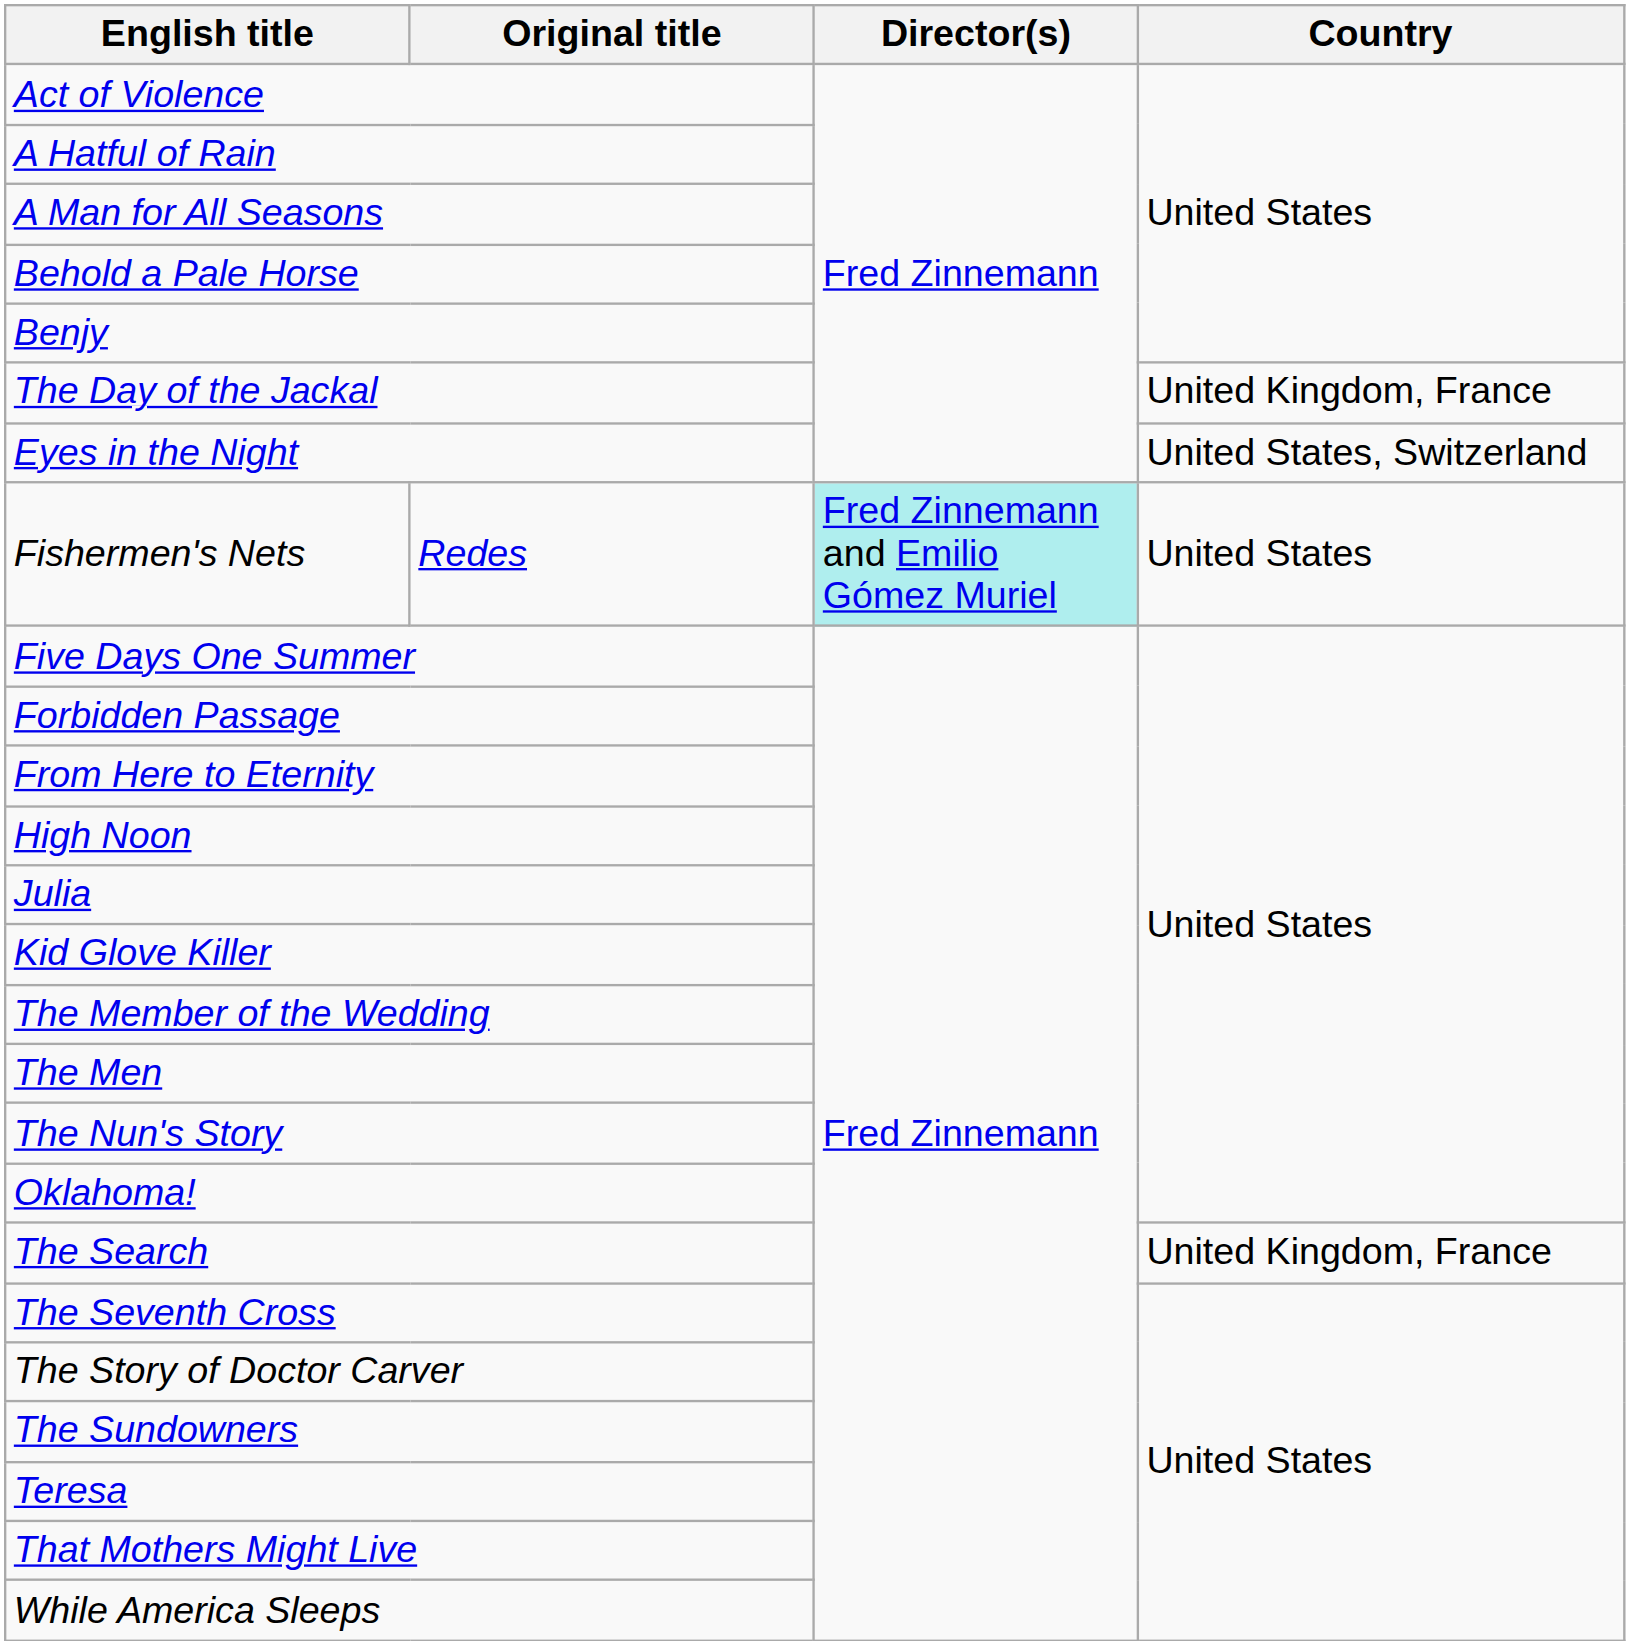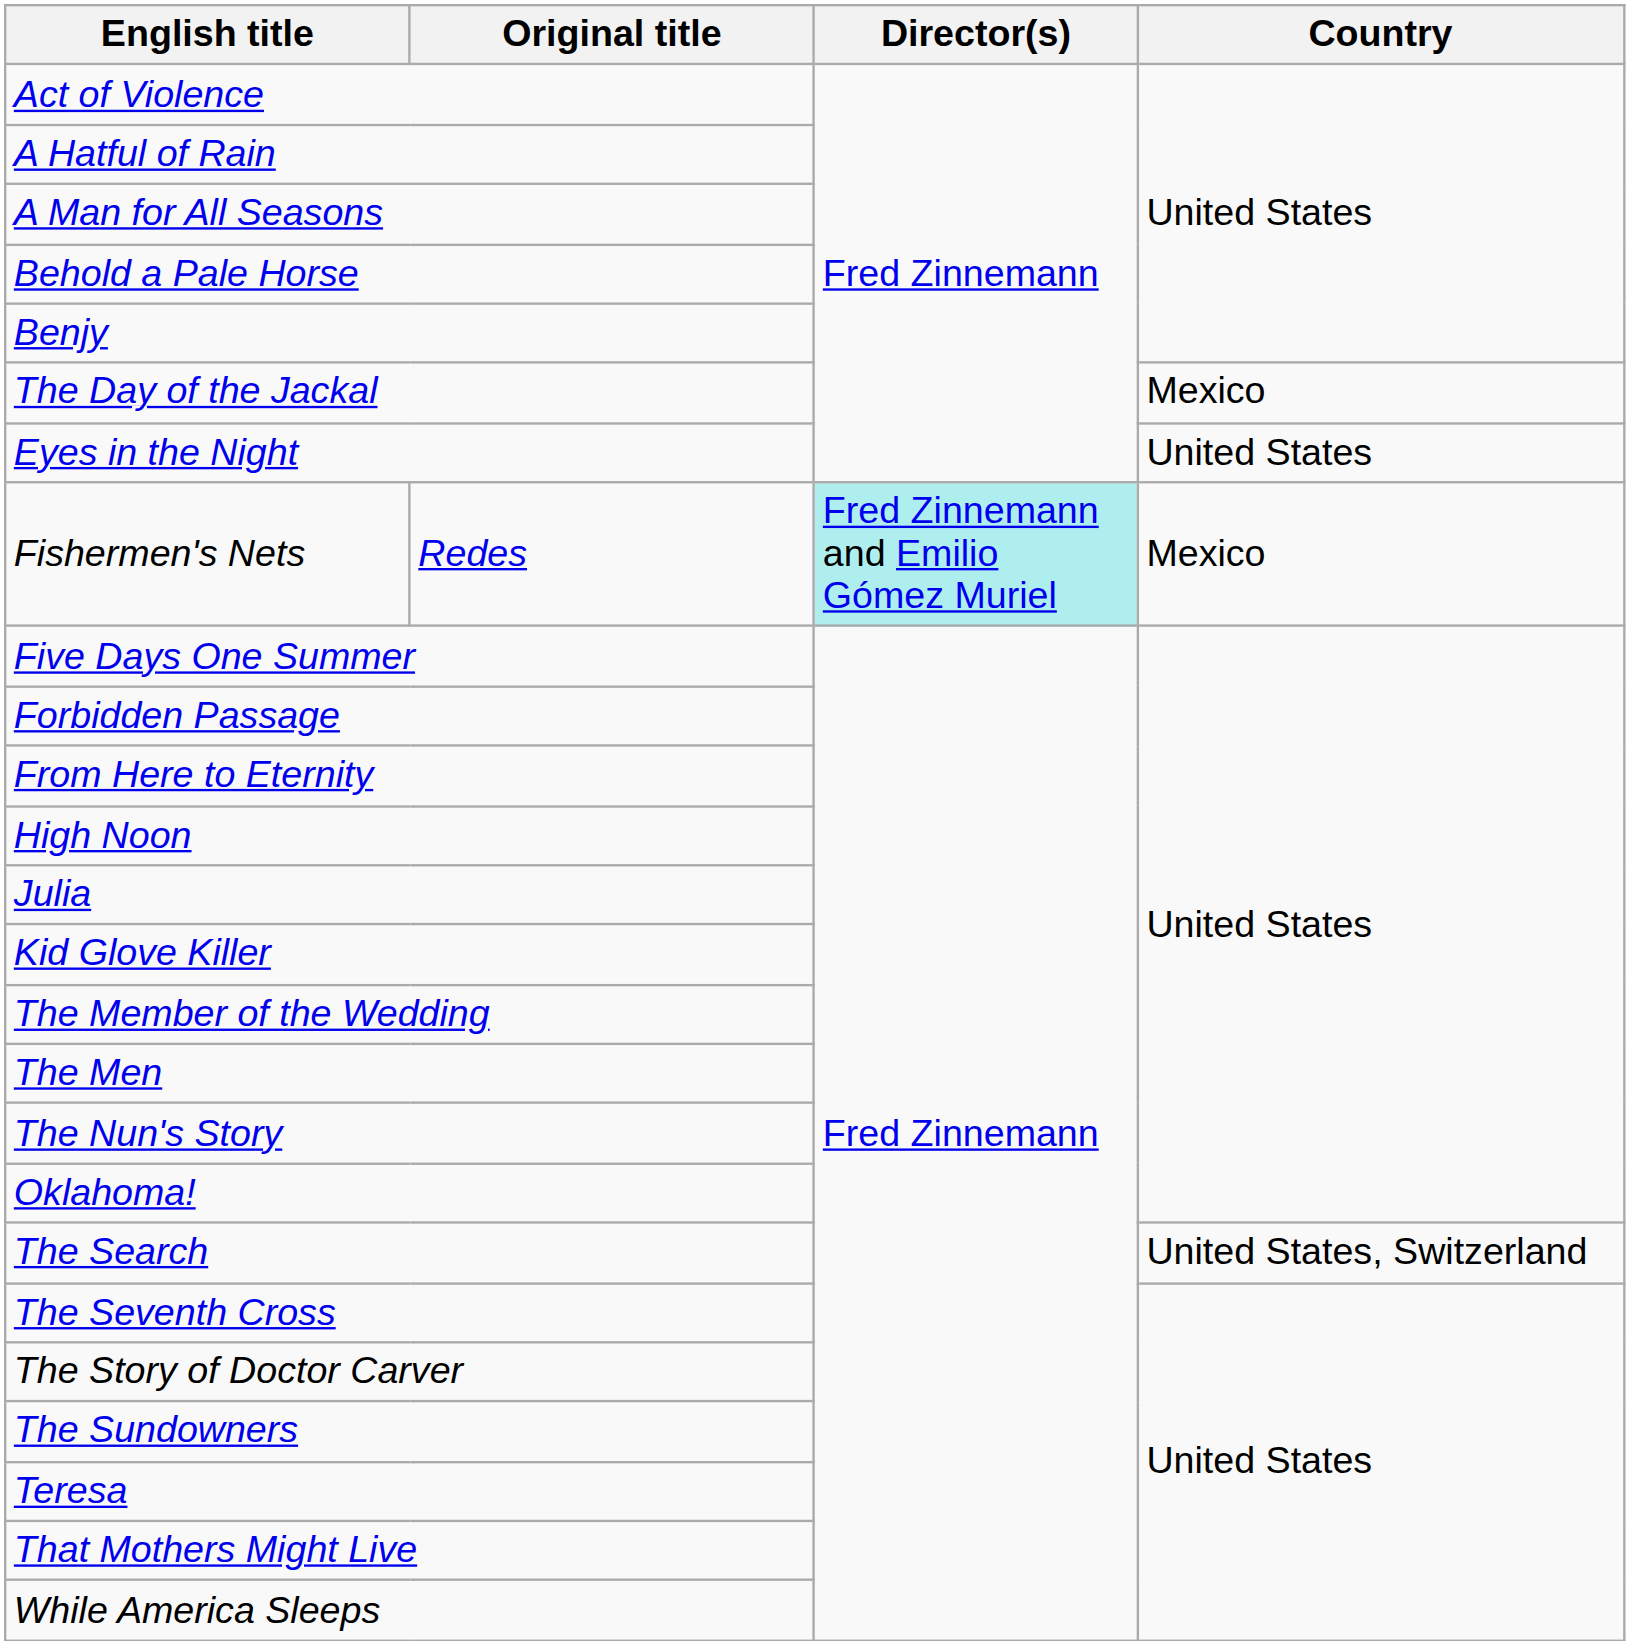(1349, 392) United Kingdom, France -> (1206, 392) Mexico
(1367, 451) United States, Switzerland -> (1259, 451) United States
(1259, 553) United States -> (1206, 553) Mexico
(1349, 1251) United Kingdom, France -> (1367, 1251) United States, Switzerland
